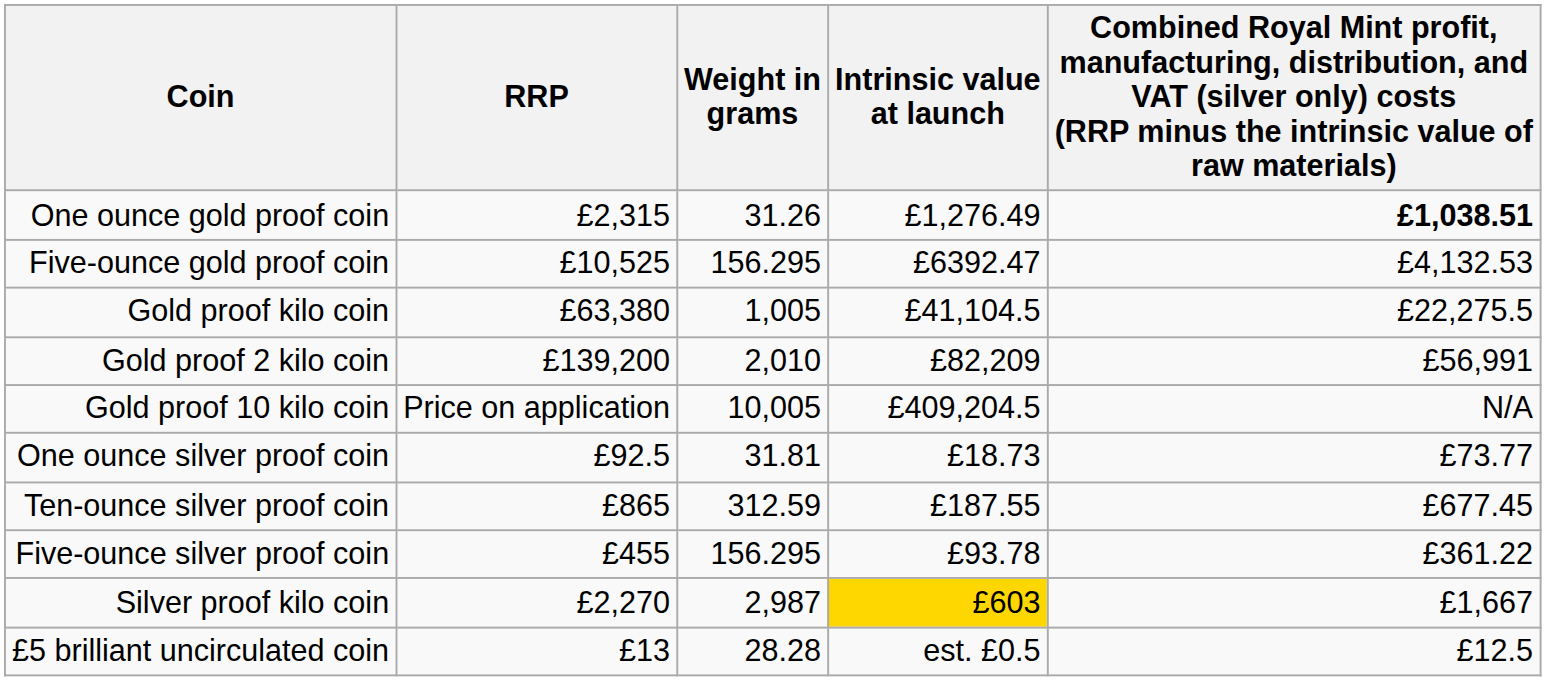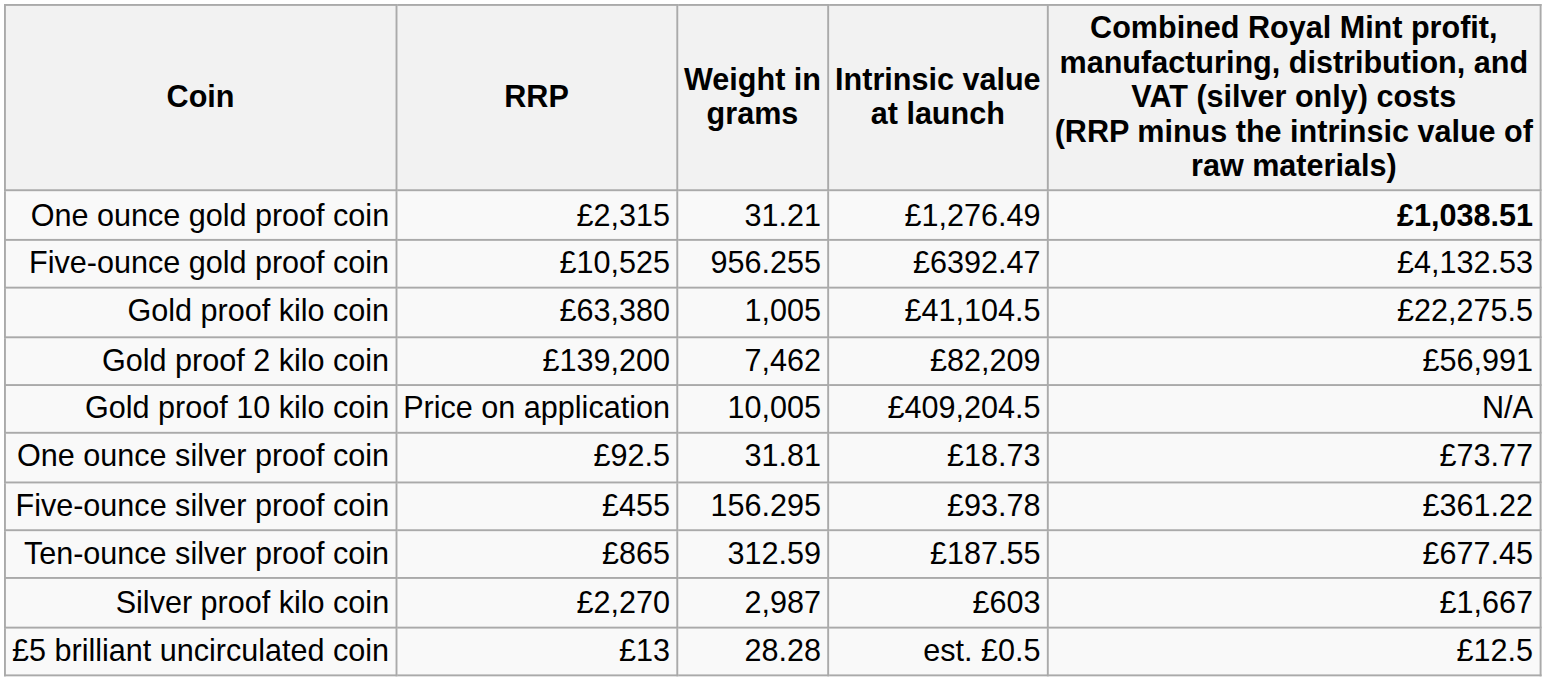(783, 214) 31.26 -> (783, 214) 31.21
(766, 263) 156.295 -> (766, 263) 956.255
(783, 360) 2,010 -> (783, 360) 7,462
rows swapped: (202, 553) <-> (207, 505)
(1007, 602) gold background -> (1007, 602) no background
